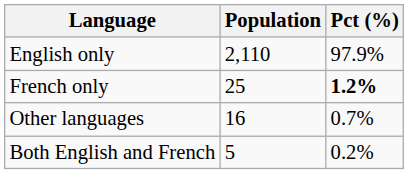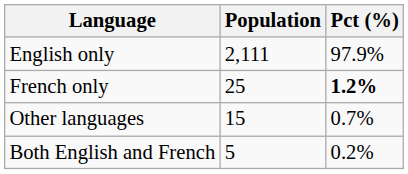(248, 53) 2,110 -> (247, 53) 2,111
(235, 119) 16 -> (235, 119) 15
